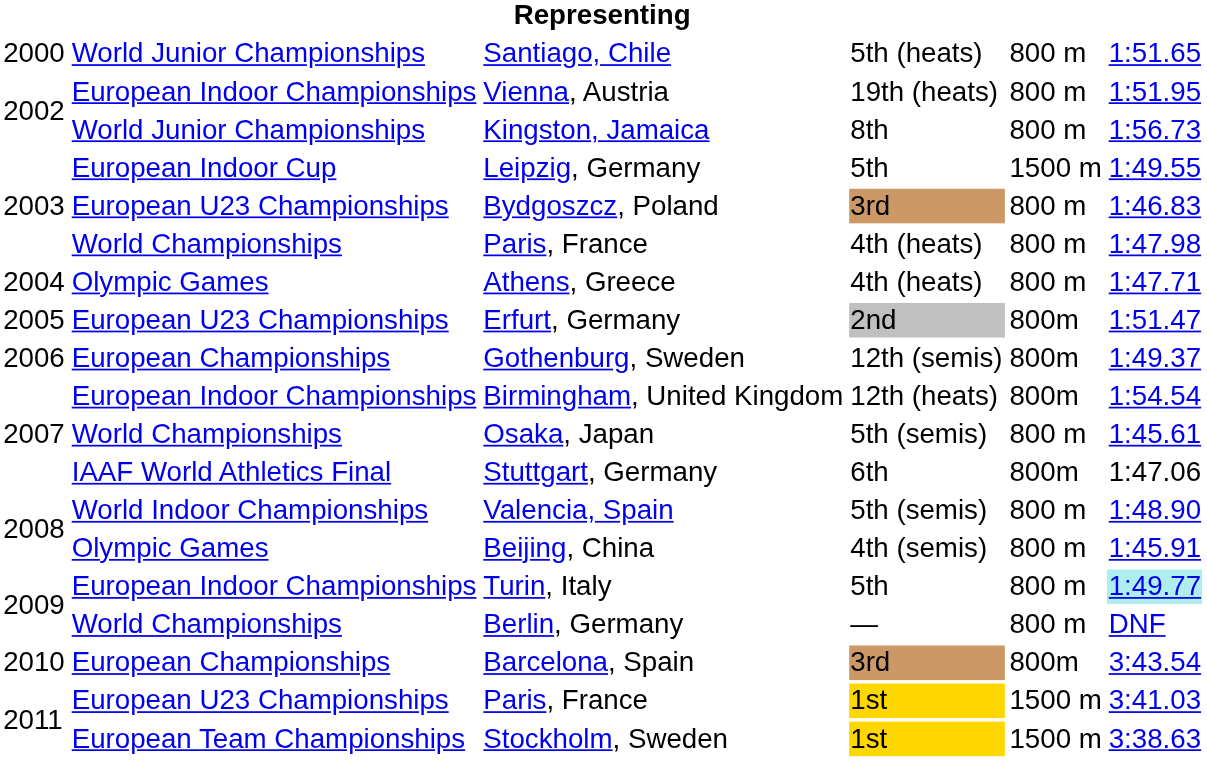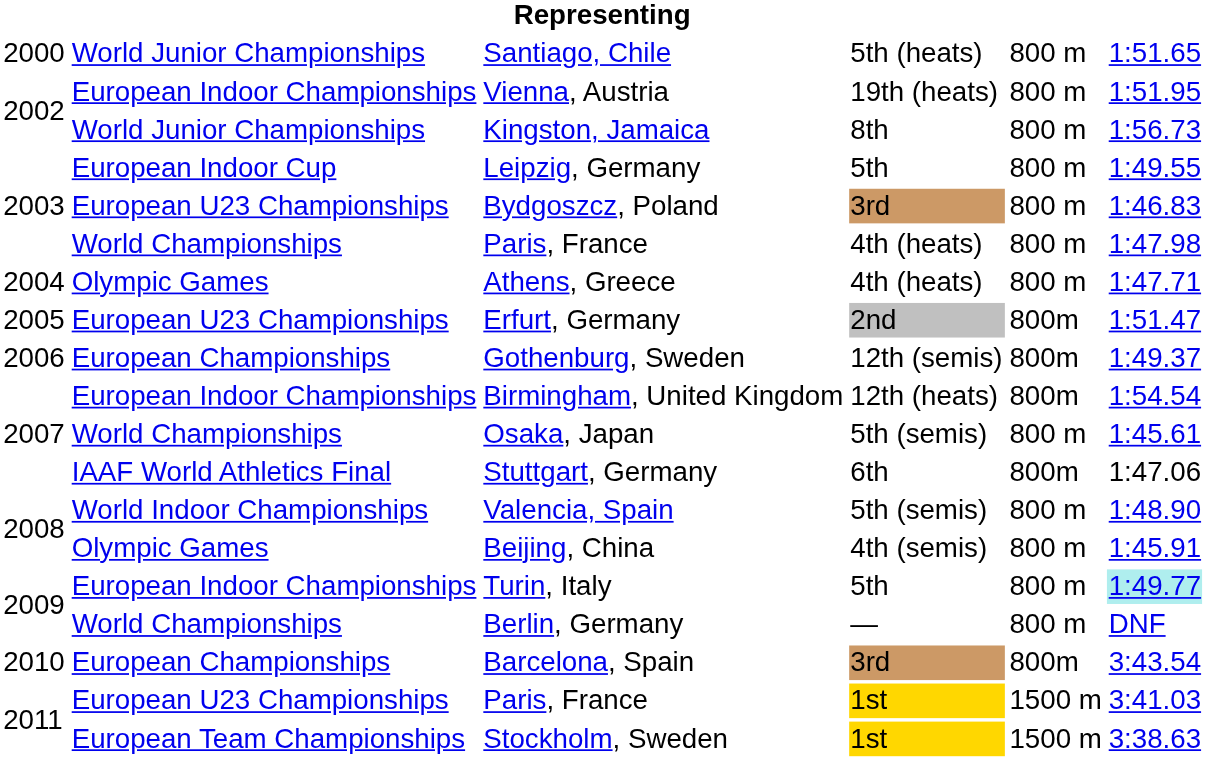(1056, 167) 1500 m -> (1048, 167) 800 m
